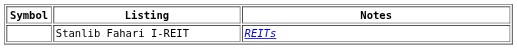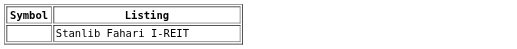- column: (376, 15)
